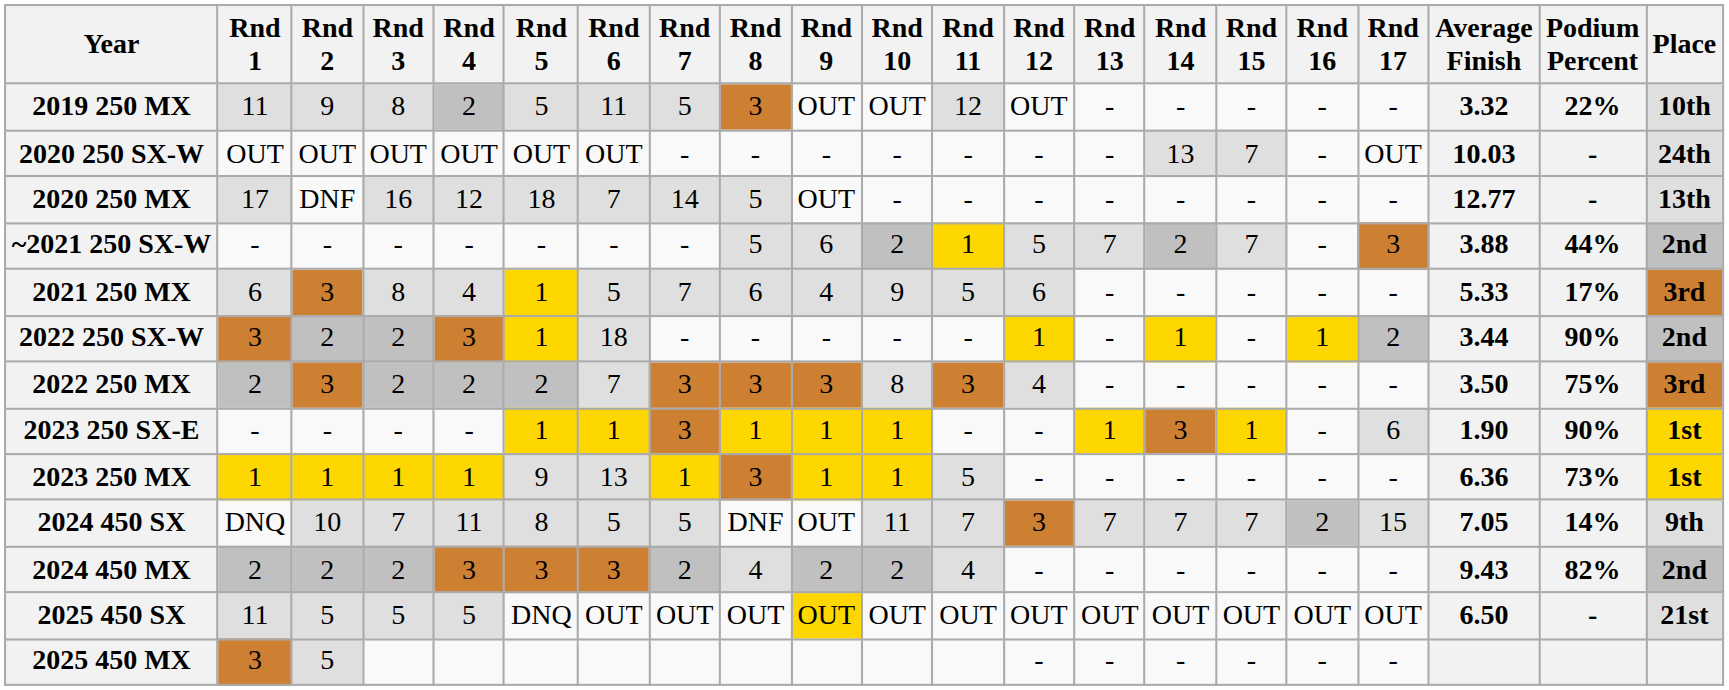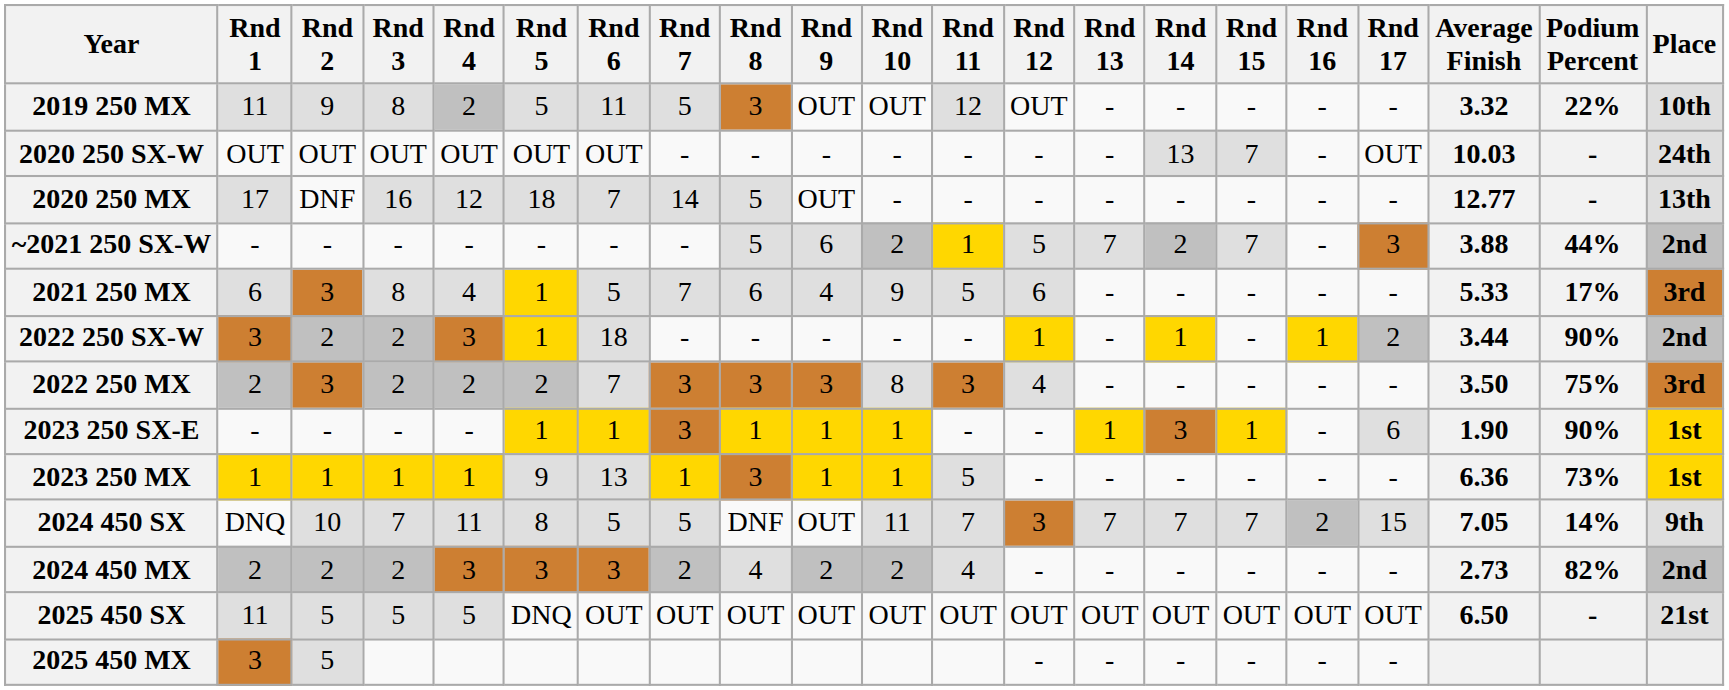(1484, 568) 9.43 -> (1484, 568) 2.73
(826, 614) gold background -> (826, 614) no background
